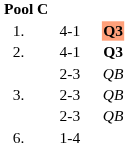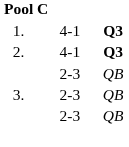(113, 30) lightsalmon background -> (113, 30) no background
- row: (18, 137)
